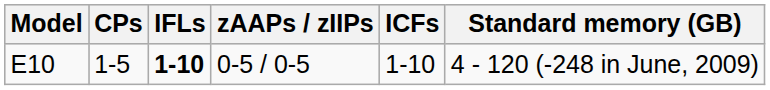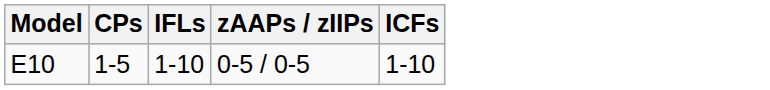- column: (605, 24)
(179, 63) bold -> (179, 63) normal
